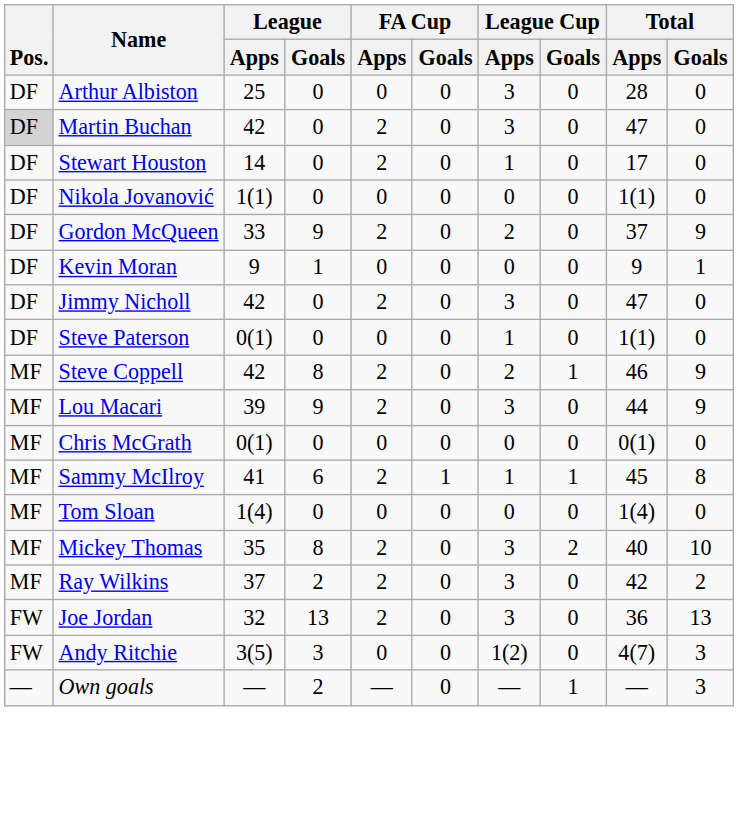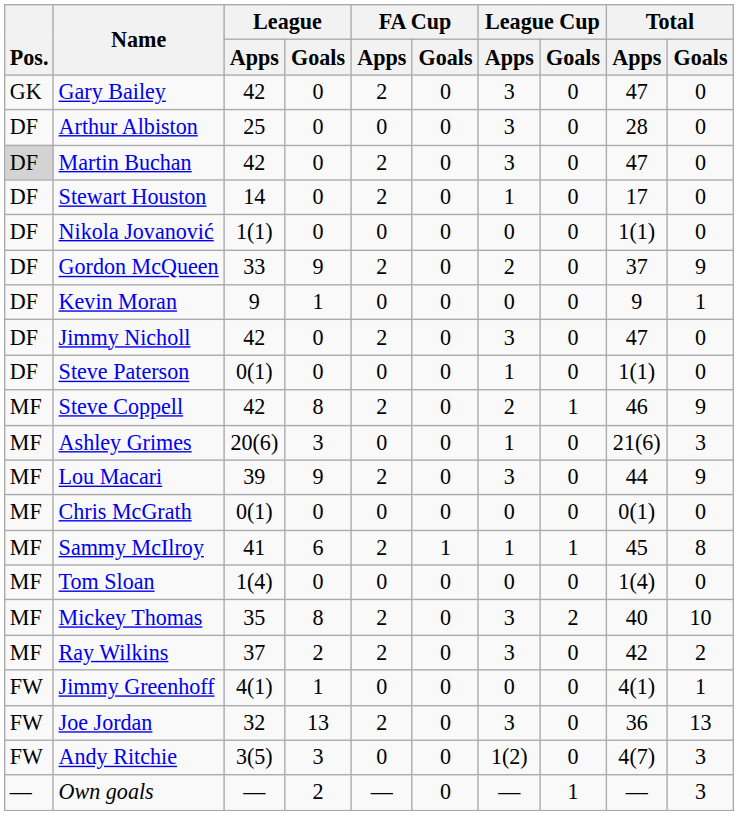+ row: (112, 92)
+ row: (125, 442)
+ row: (137, 687)
